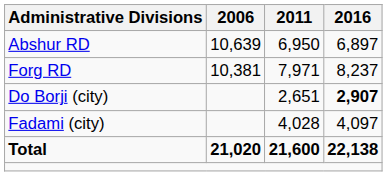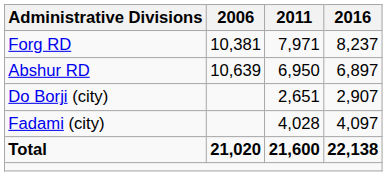rows swapped: (49, 44) <-> (40, 70)
(357, 96) bold -> (357, 96) normal
